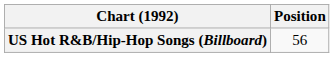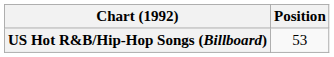(300, 40) 56 -> (300, 40) 53
